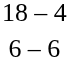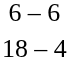rows swapped: (34, 48) <-> (34, 12)
